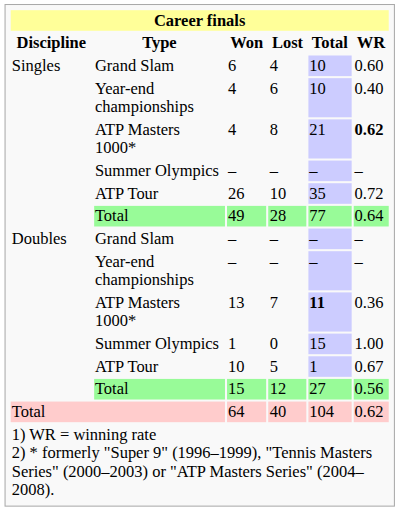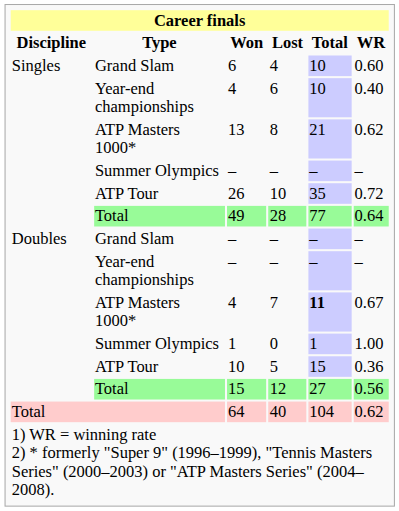(232, 129) 4 -> (236, 129) 13
(369, 129) bold -> (369, 129) normal
(236, 302) 13 -> (232, 302) 4
(369, 302) 0.36 -> (369, 302) 0.67
(318, 344) 15 -> (313, 344) 1
(313, 366) 1 -> (318, 366) 15
(369, 366) 0.67 -> (369, 366) 0.36
